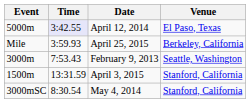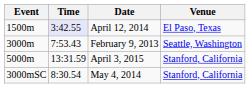(20, 28) 5000m -> (20, 28) 1500m
- row: (120, 43)
(20, 75) 1500m -> (20, 59) 5000m
